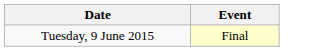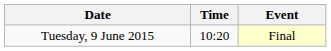+ column: (214, 14)
